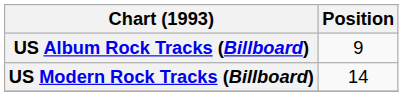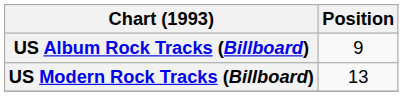(358, 76) 14 -> (358, 76) 13
